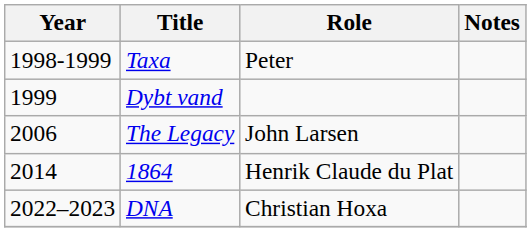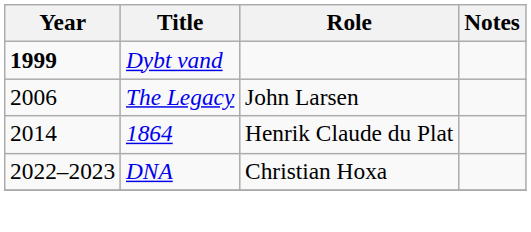- row: (148, 60)
(33, 97) normal -> (33, 60) bold
